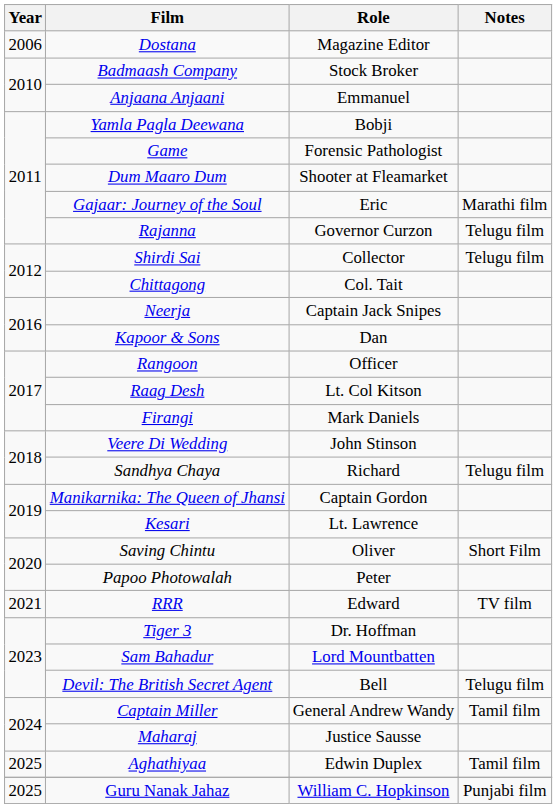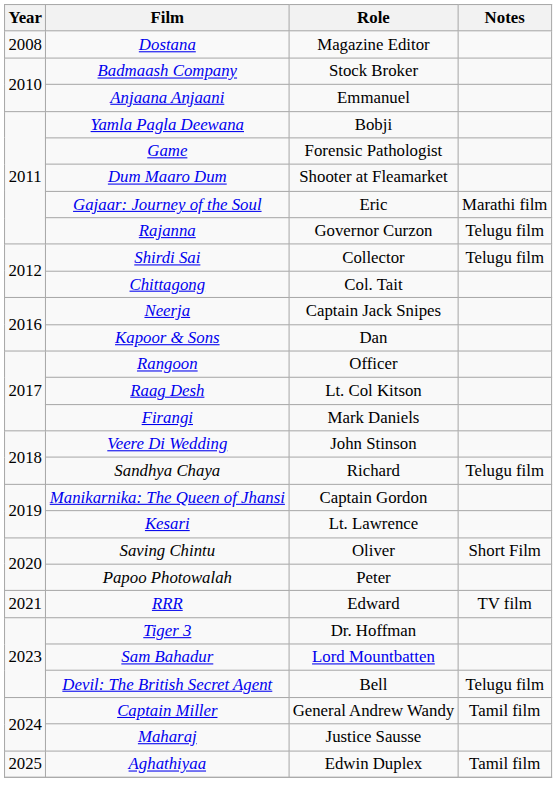(25, 44) 2006 -> (25, 44) 2008
- row: (167, 790)
